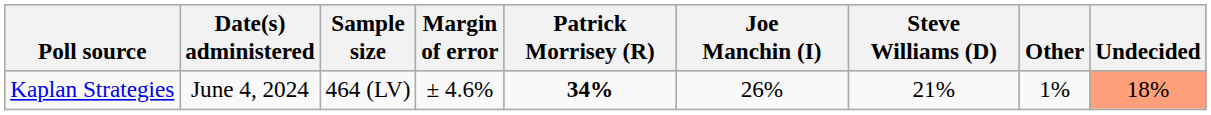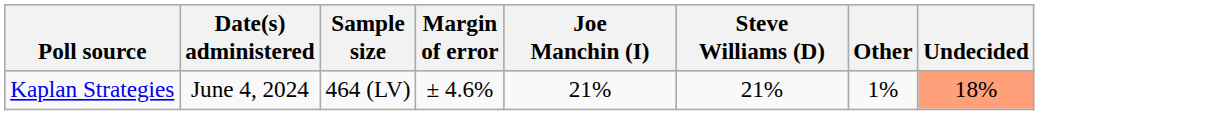- column: (590, 37)
(762, 89) 26% -> (590, 89) 21%
